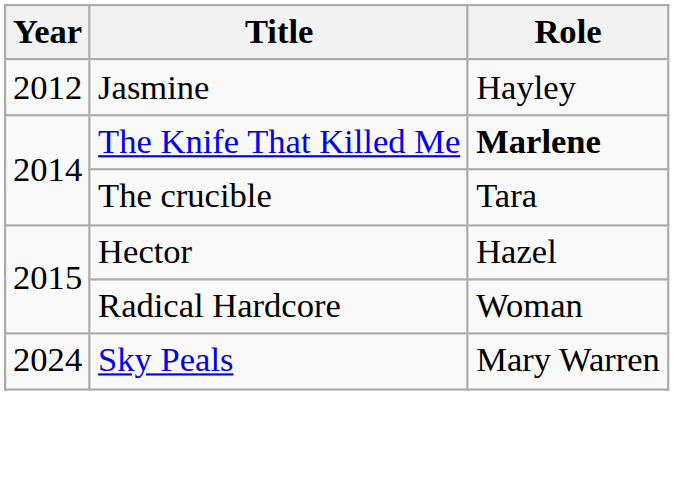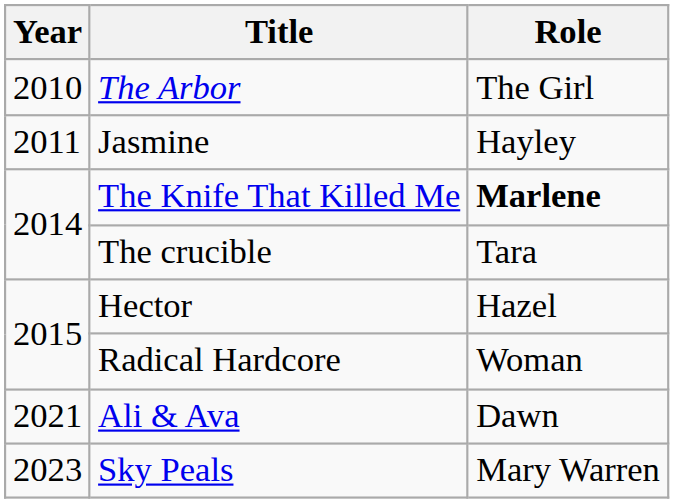+ row: (169, 86)
(48, 86) 2012 -> (47, 141) 2011
+ row: (169, 415)
(48, 360) 2024 -> (48, 470) 2023
